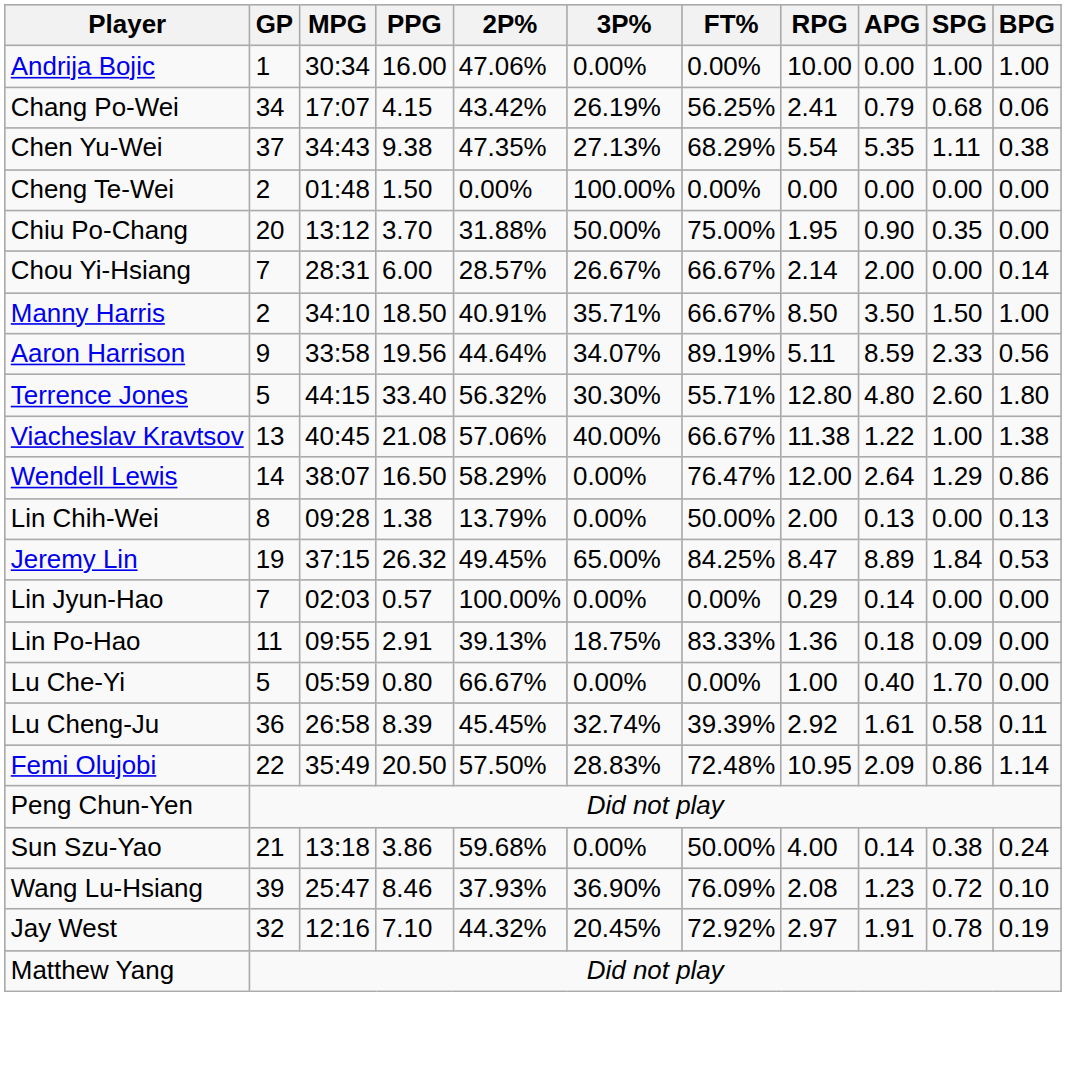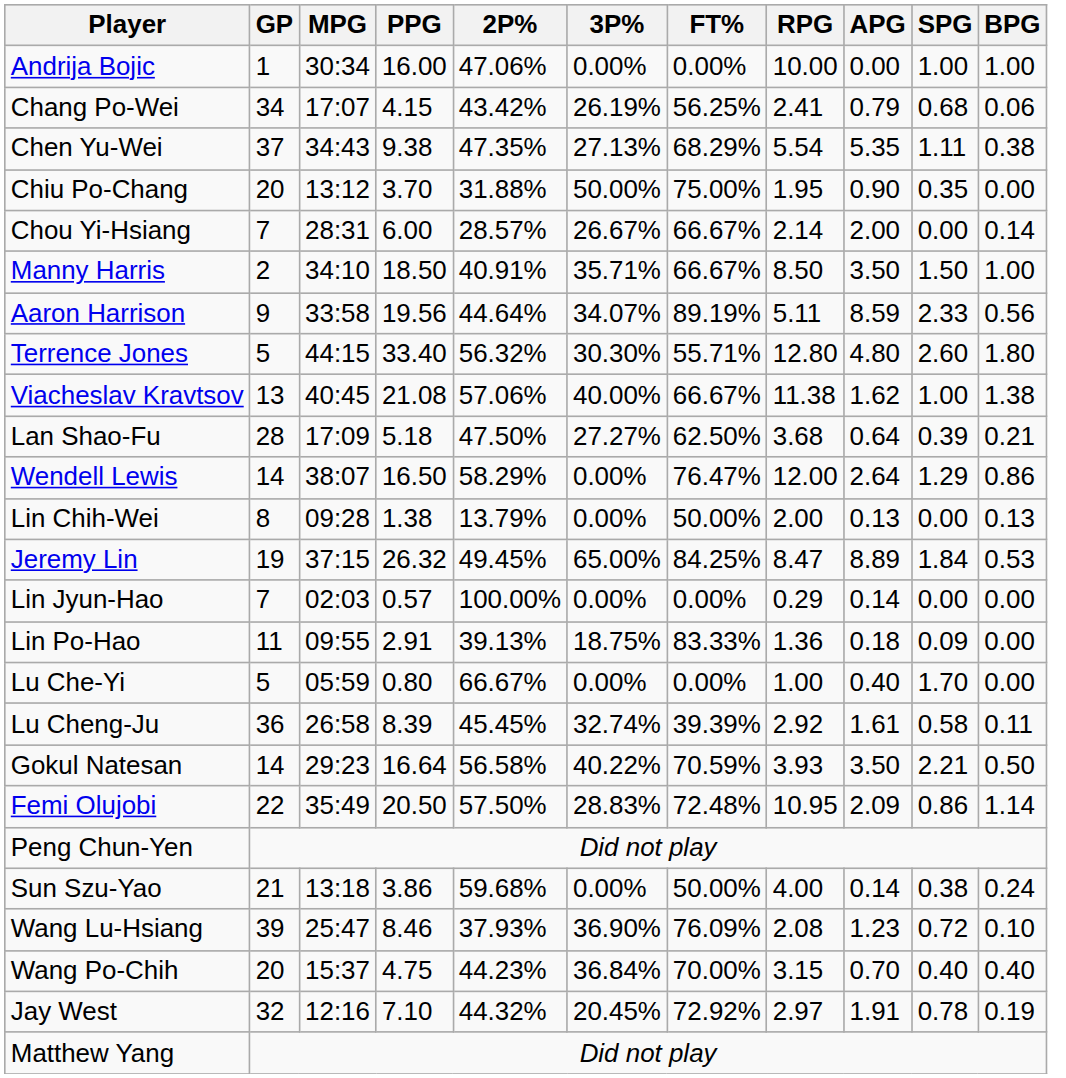- row: (92, 189)
(889, 436) 1.22 -> (875, 395) 1.62
+ row: (86, 436)
+ row: (97, 764)
+ row: (95, 970)
